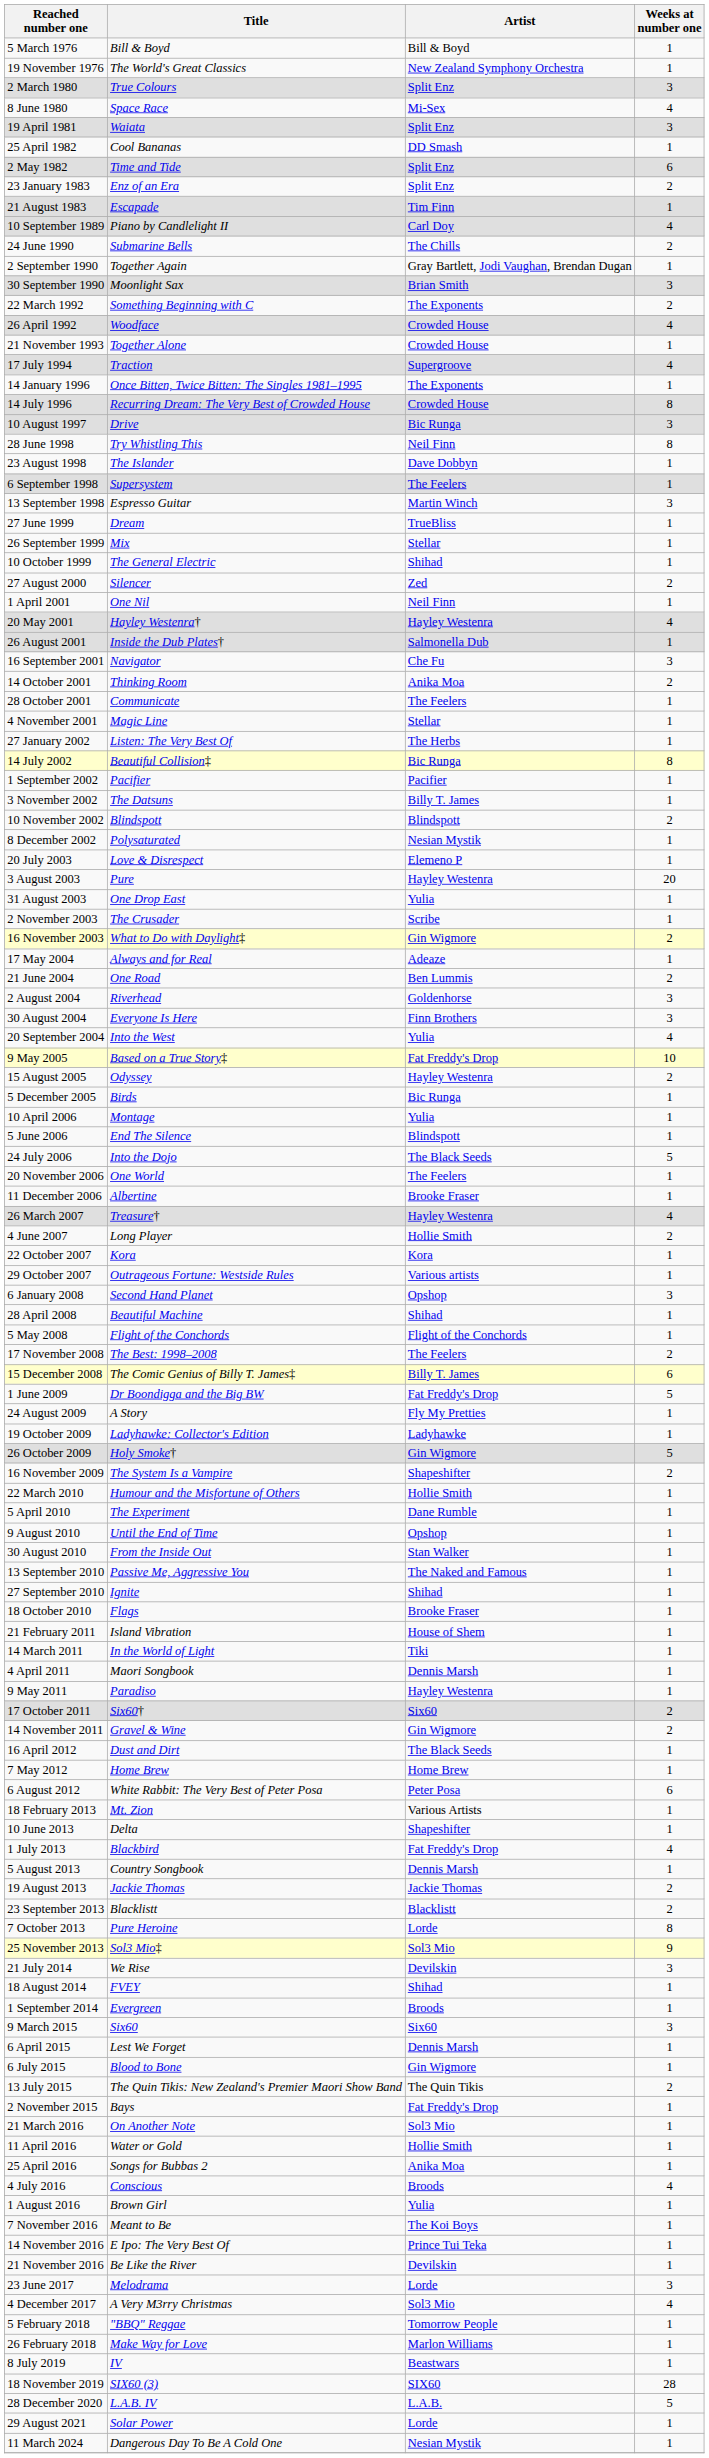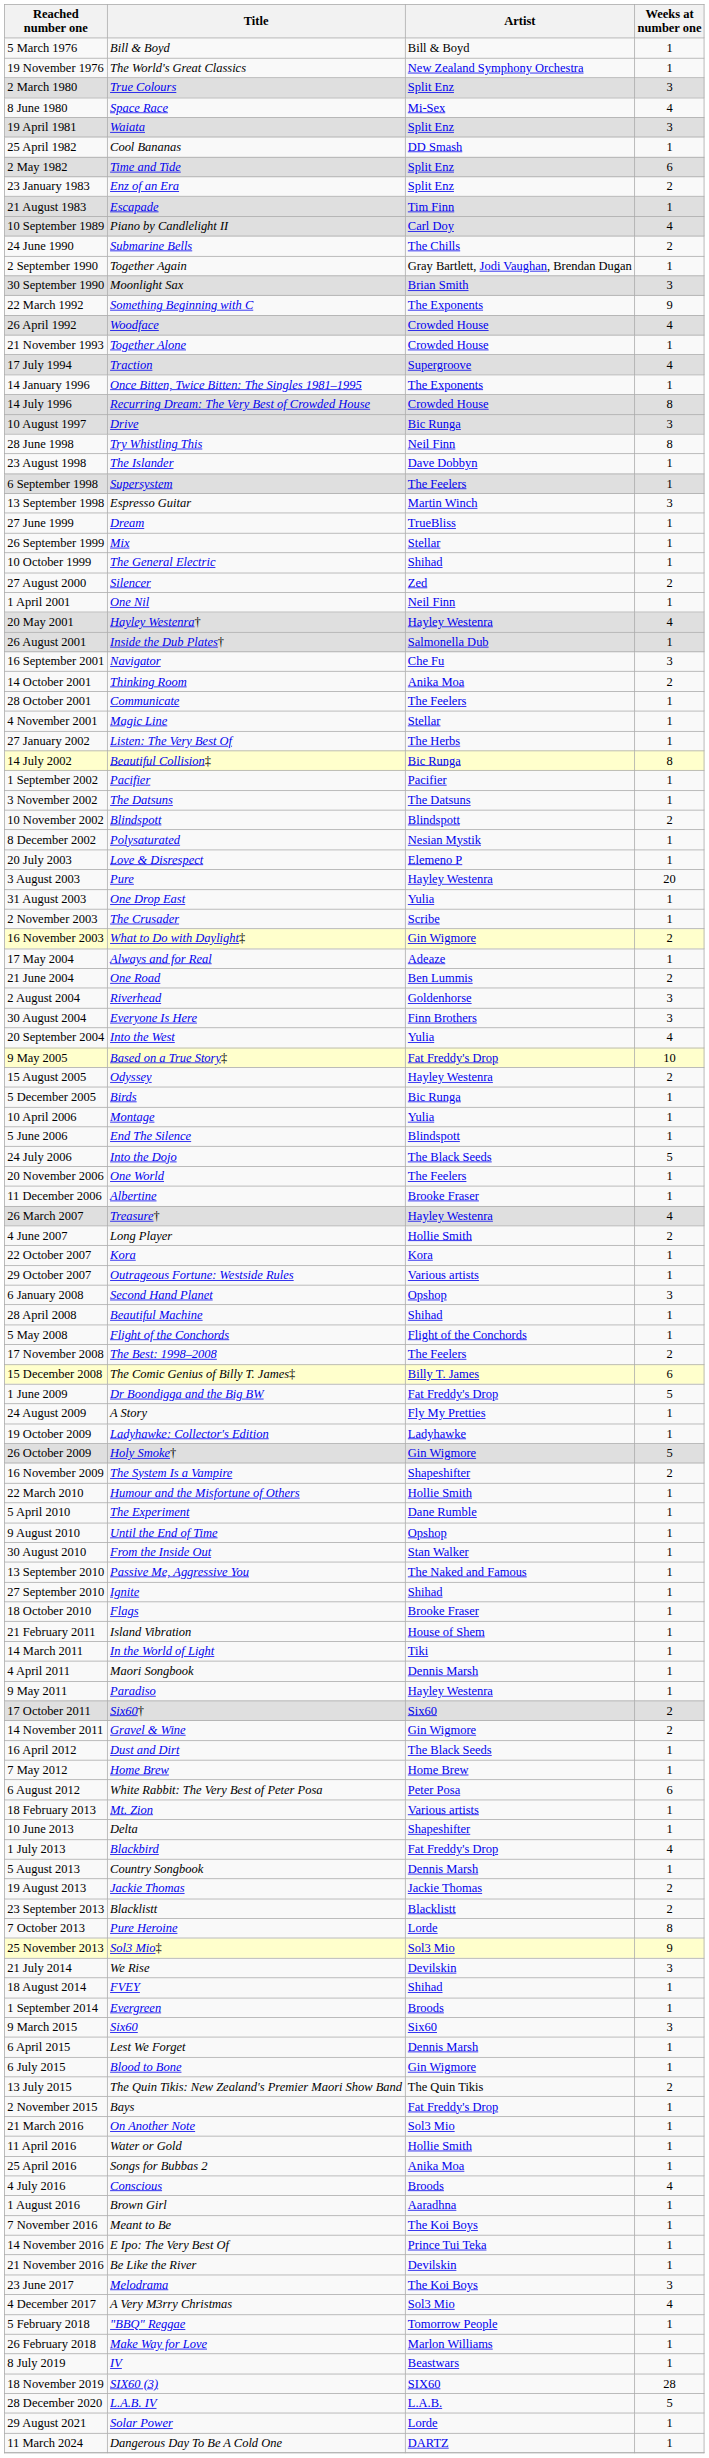(670, 305) 2 -> (670, 305) 9
(443, 800) Billy T. James -> (439, 800) The Datsuns
(445, 1809) Various Artists -> (443, 1809) Various artists
(421, 2205) Yulia -> (432, 2205) Aaradhna
(423, 2284) Lorde -> (443, 2284) The Koi Boys
(444, 2443) Nesian Mystik -> (428, 2443) DARTZ
